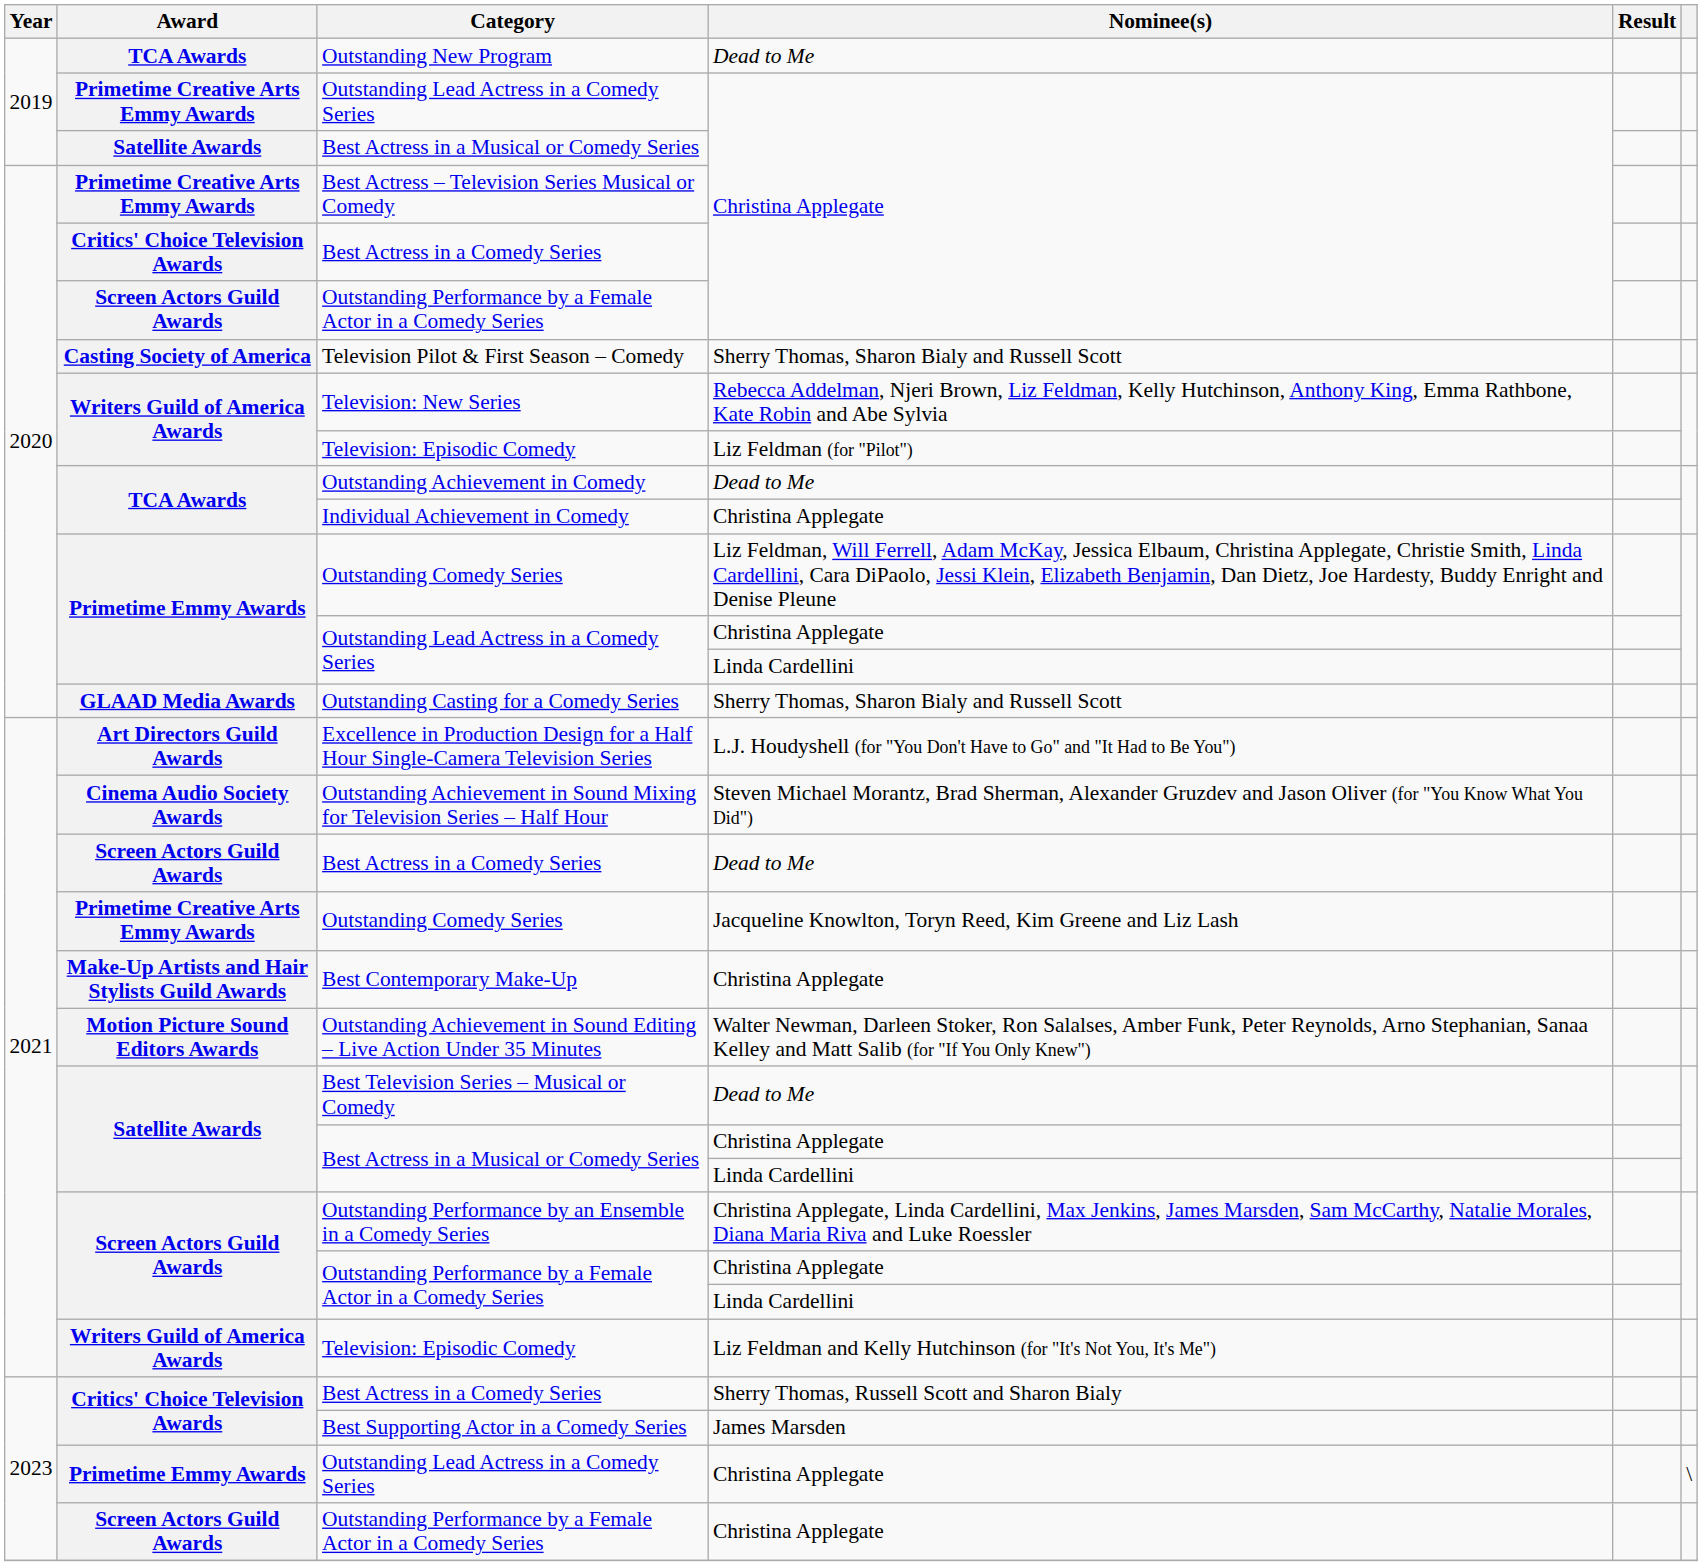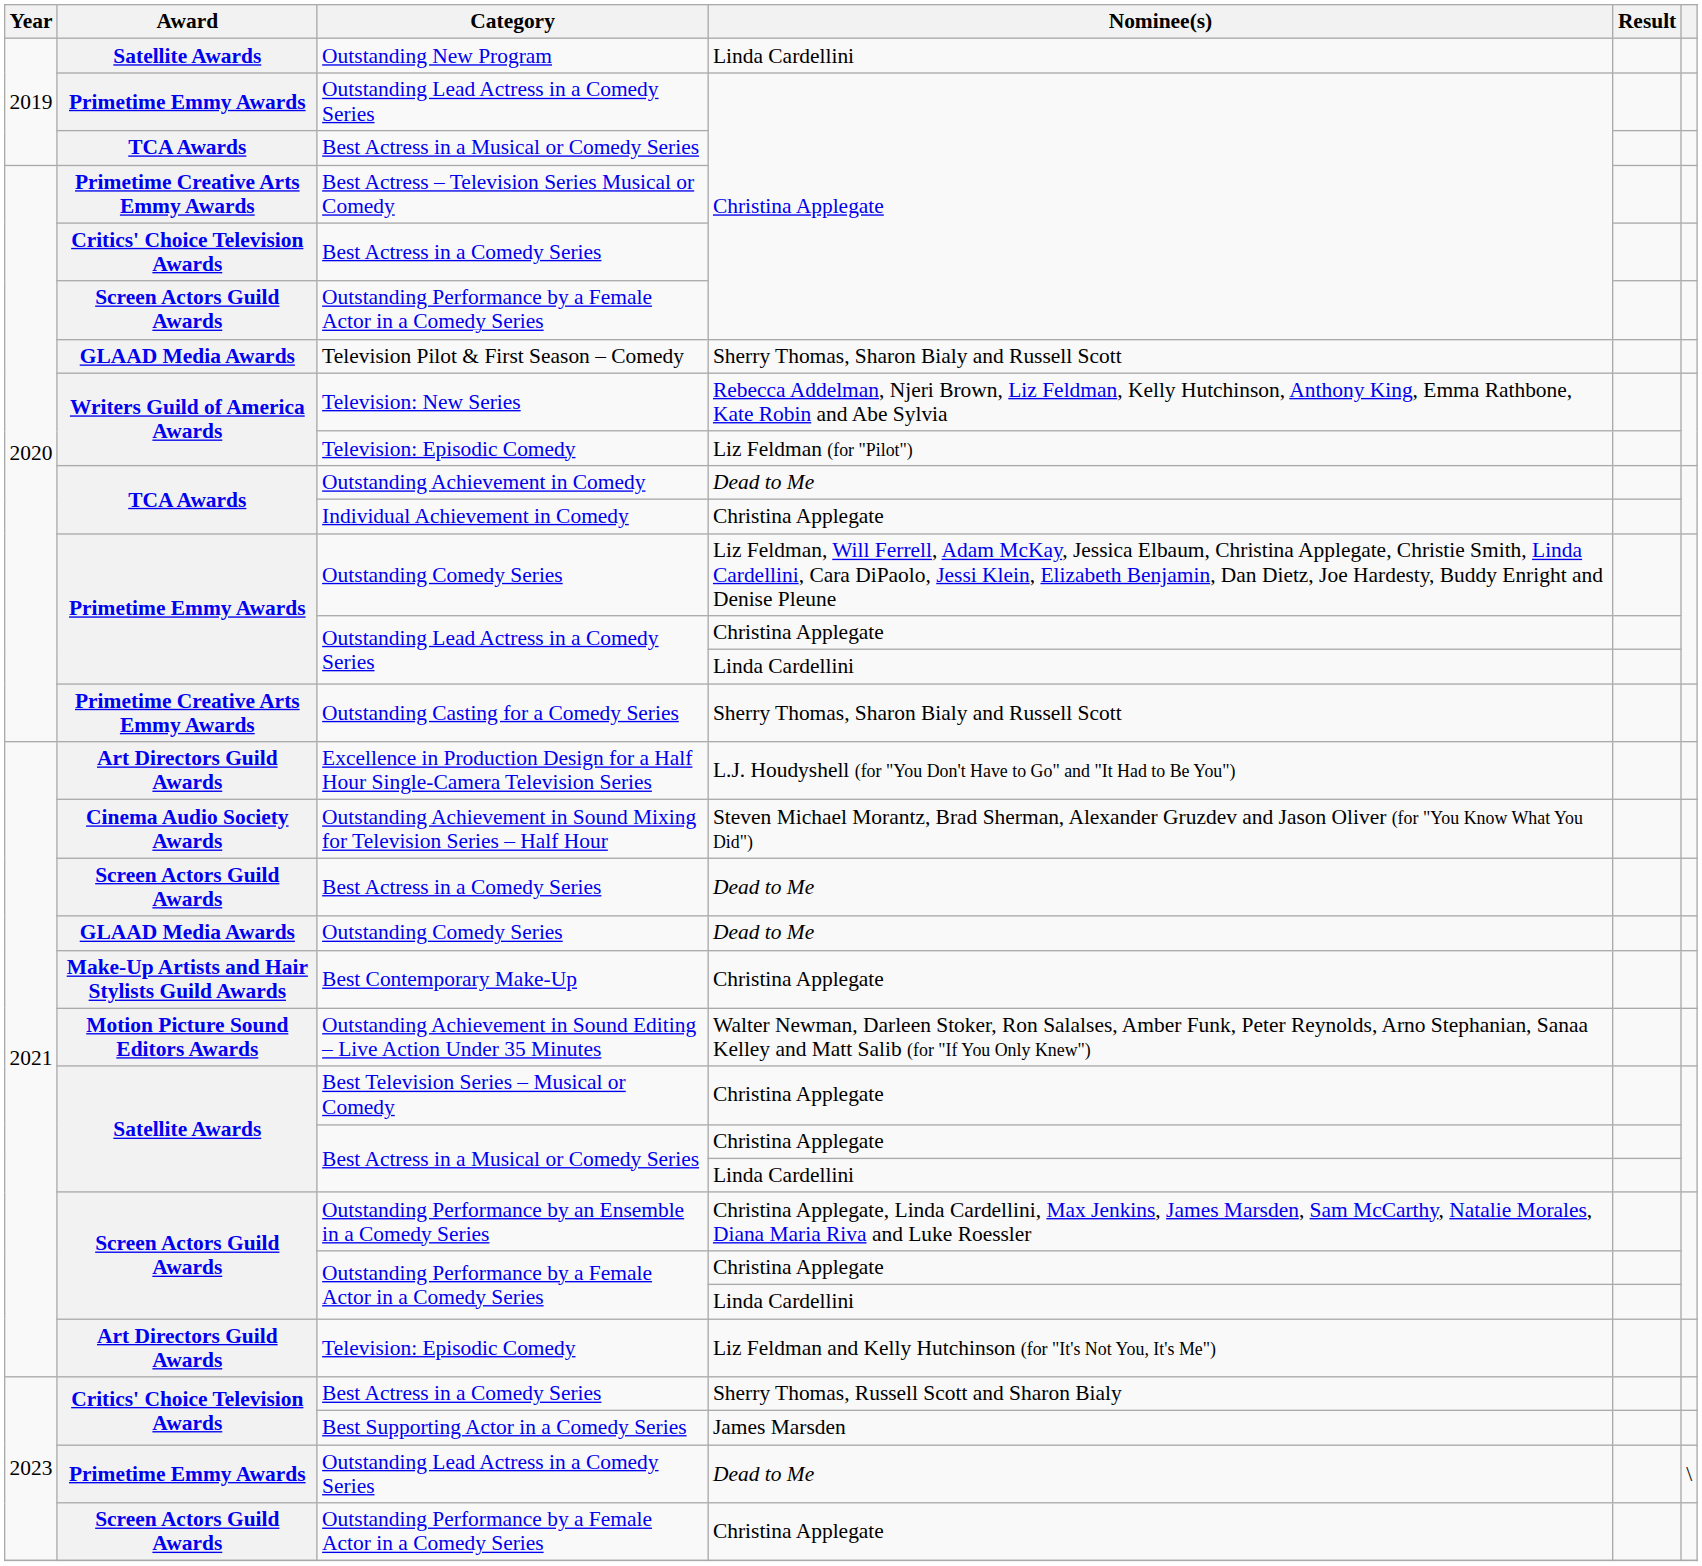(187, 55) TCA Awards -> (187, 55) Satellite Awards
(764, 55) Dead to Me -> (784, 55) Linda Cardellini
(187, 101) Primetime Creative Arts Emmy Awards -> (187, 101) Primetime Emmy Awards
(187, 147) Satellite Awards -> (187, 147) TCA Awards
(187, 355) Casting Society of America -> (187, 355) GLAAD Media Awards
(187, 700) GLAAD Media Awards -> (187, 712) Primetime Creative Arts Emmy Awards
(187, 920) Primetime Creative Arts Emmy Awards -> (187, 932) GLAAD Media Awards
(976, 920) Jacqueline Knowlton, Toryn Reed, Kim Greene and Liz Lash -> (764, 932) Dead to Me
(764, 1095) Dead to Me -> (798, 1095) Christina Applegate
(187, 1347) Writers Guild of America Awards -> (187, 1347) Art Directors Guild Awards
(798, 1473) Christina Applegate -> (764, 1473) Dead to Me
